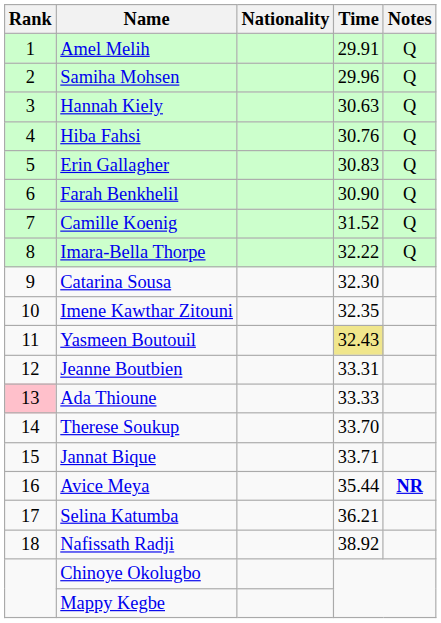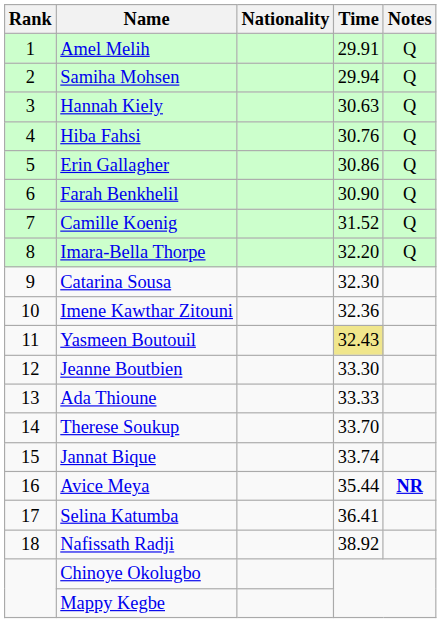(359, 77) 29.96 -> (359, 77) 29.94
(359, 164) 30.83 -> (359, 164) 30.86
(359, 252) 32.22 -> (359, 252) 32.20
(359, 310) 32.35 -> (359, 310) 32.36
(359, 369) 33.31 -> (359, 369) 33.30
(30, 398) pink background -> (30, 398) no background
(359, 456) 33.71 -> (359, 456) 33.74
(359, 515) 36.21 -> (359, 515) 36.41
